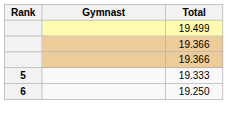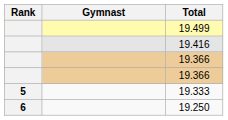+ row: (23, 44)
